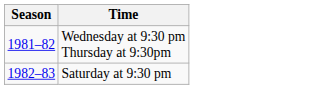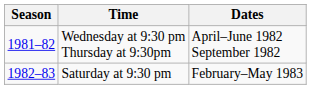+ column: (247, 15)
